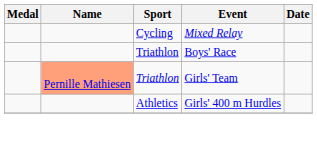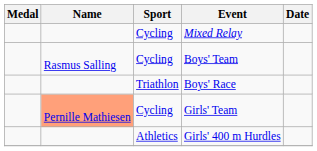+ row: (211, 59)
(158, 78) Triathlon -> (154, 110) Cycling
